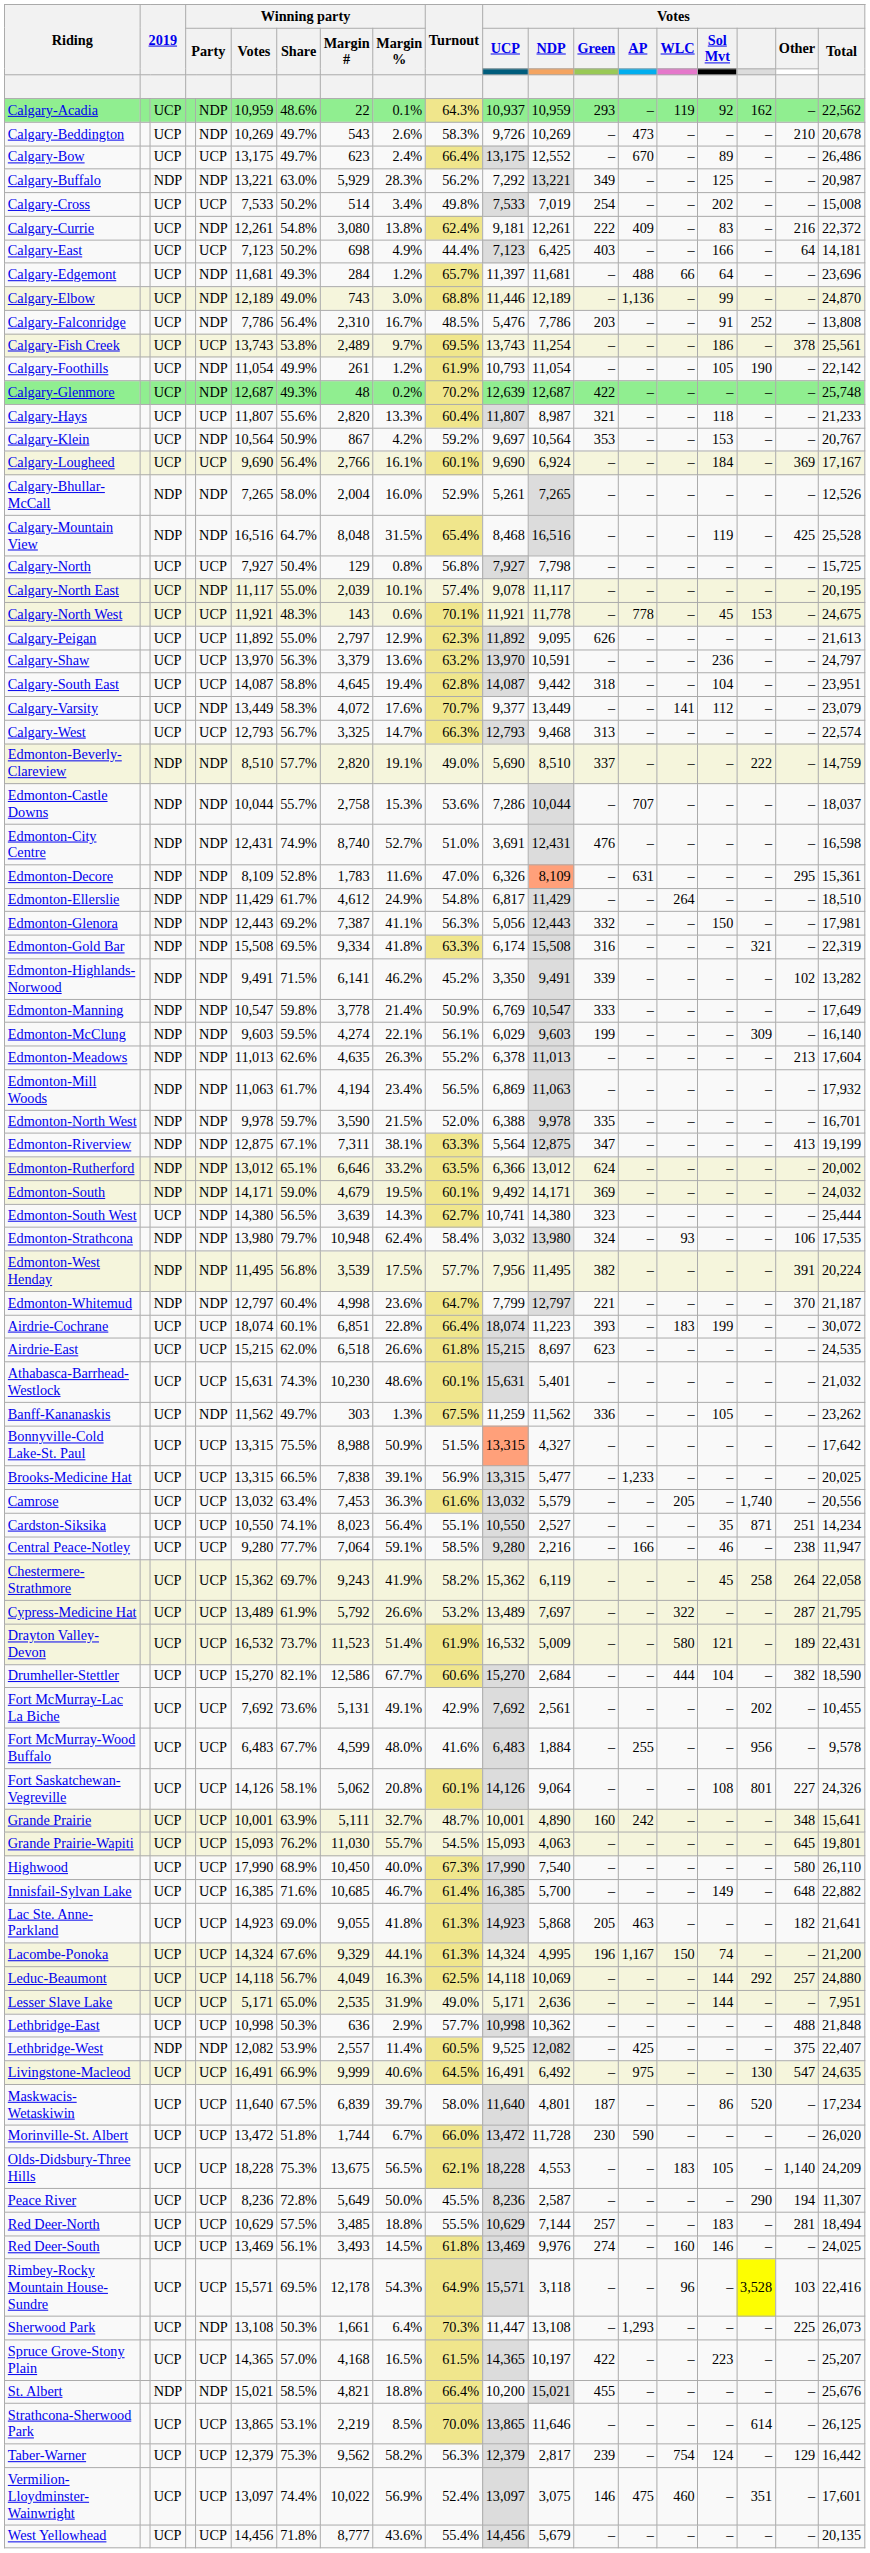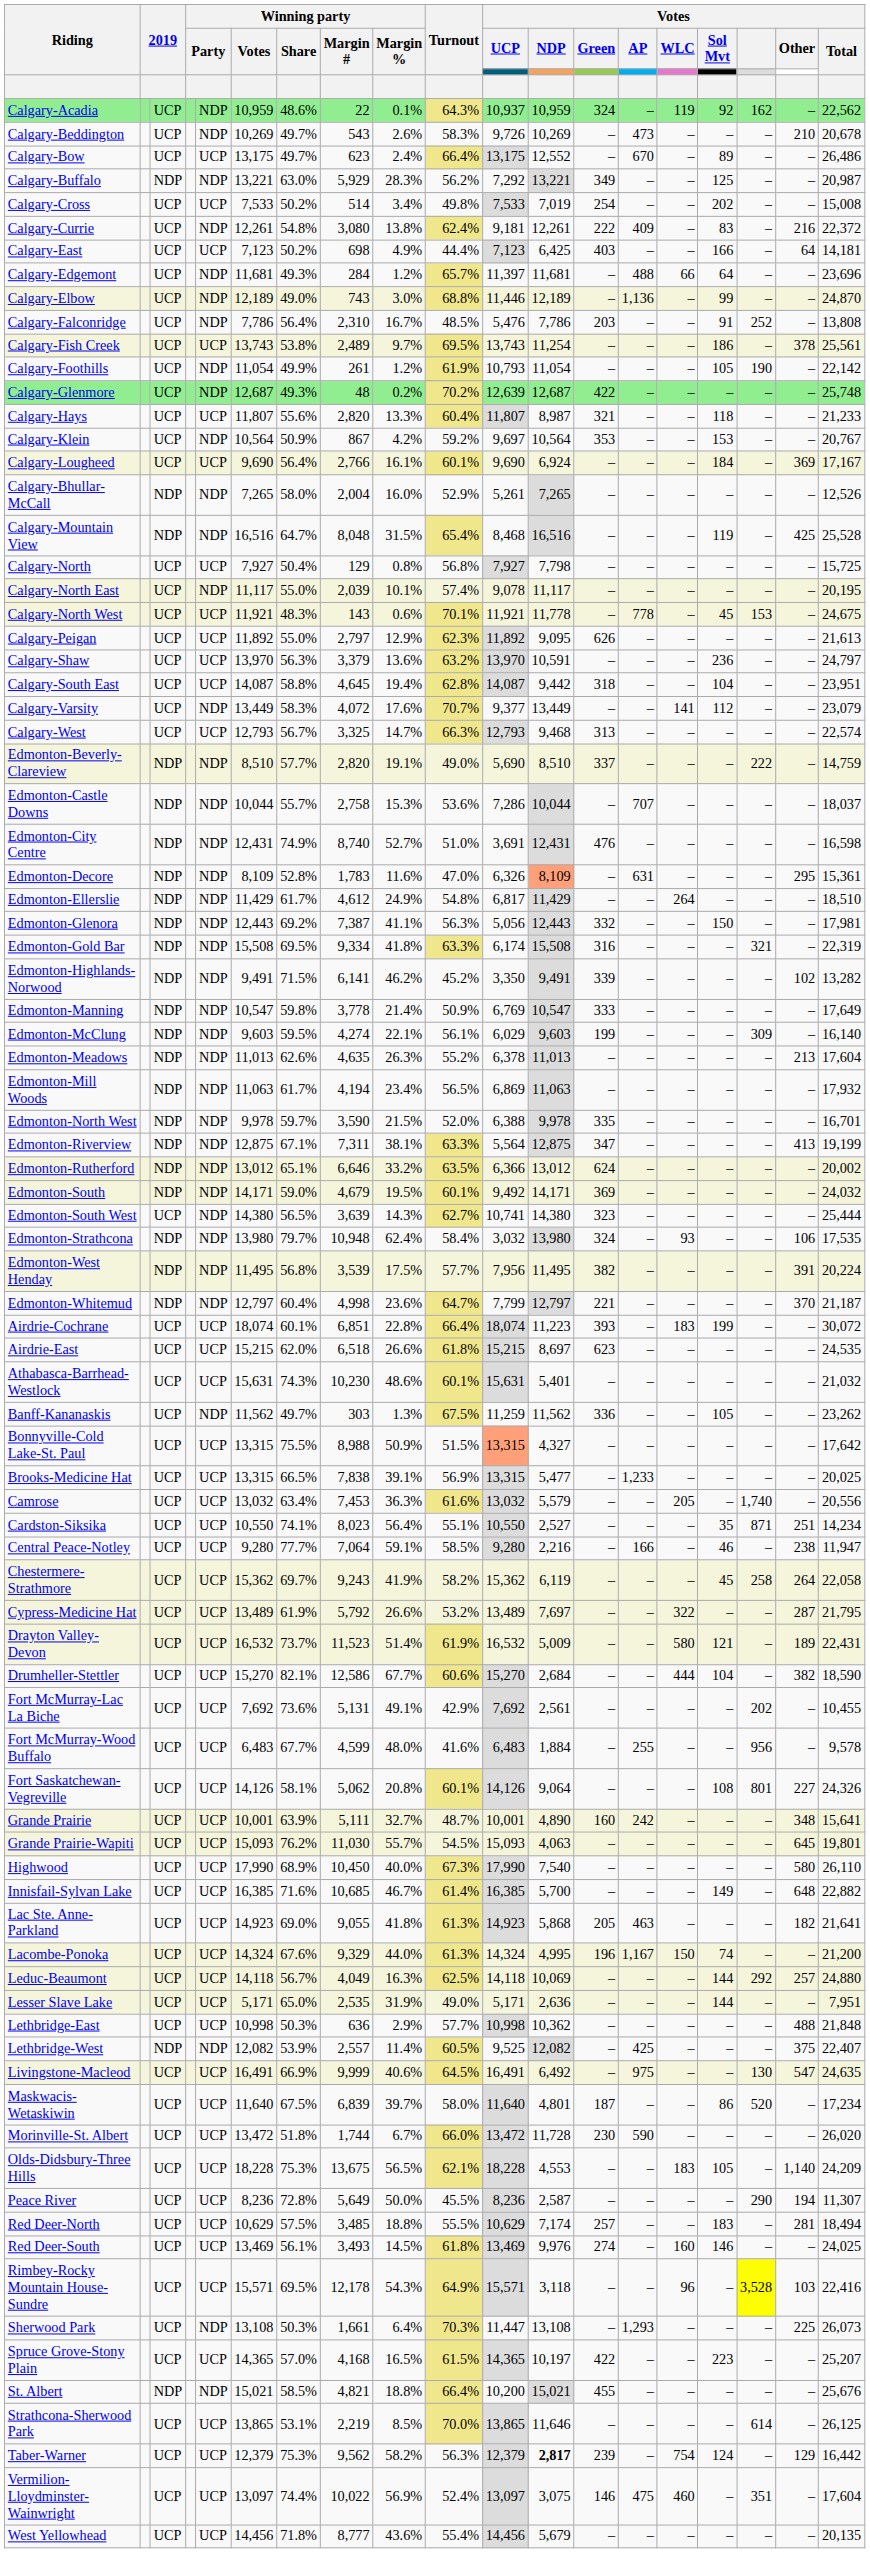(604, 110) 293 -> (604, 110) 324
(404, 1955) 44.1% -> (404, 1955) 44.0%
(555, 2224) 7,144 -> (555, 2224) 7,174
(555, 2456) normal -> (555, 2456) bold
(841, 2496) 17,601 -> (841, 2496) 17,604
